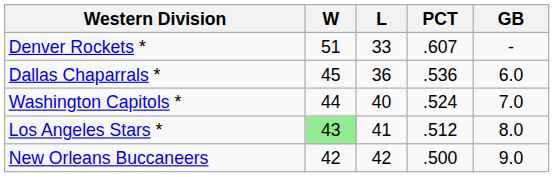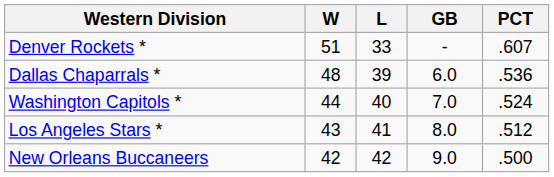columns swapped: (440, 19) <-> (511, 19)
(331, 75) 45 -> (331, 75) 48
(382, 75) 36 -> (382, 75) 39
(331, 130) lightgreen background -> (331, 130) no background
